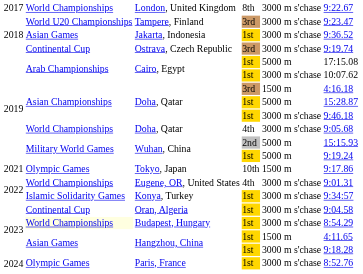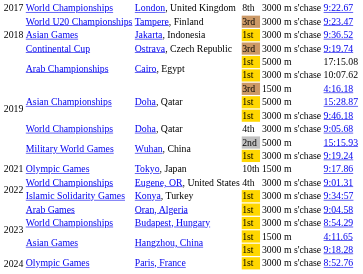(277, 156) 5000 m -> (292, 156) 3000 m s'chase
(58, 209) Continental Cup -> (50, 209) Arab Games
(69, 223) lightyellow background -> (69, 223) no background
